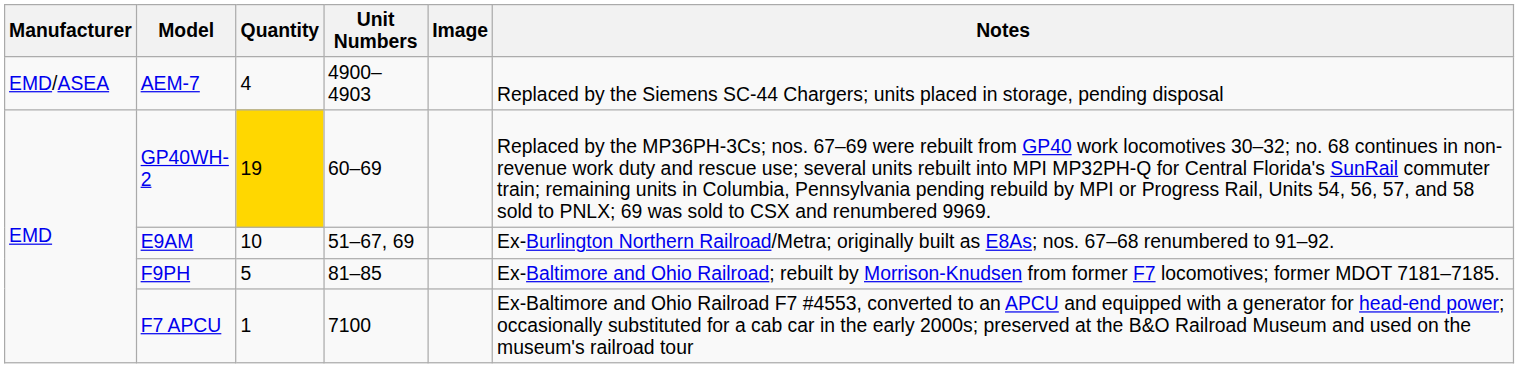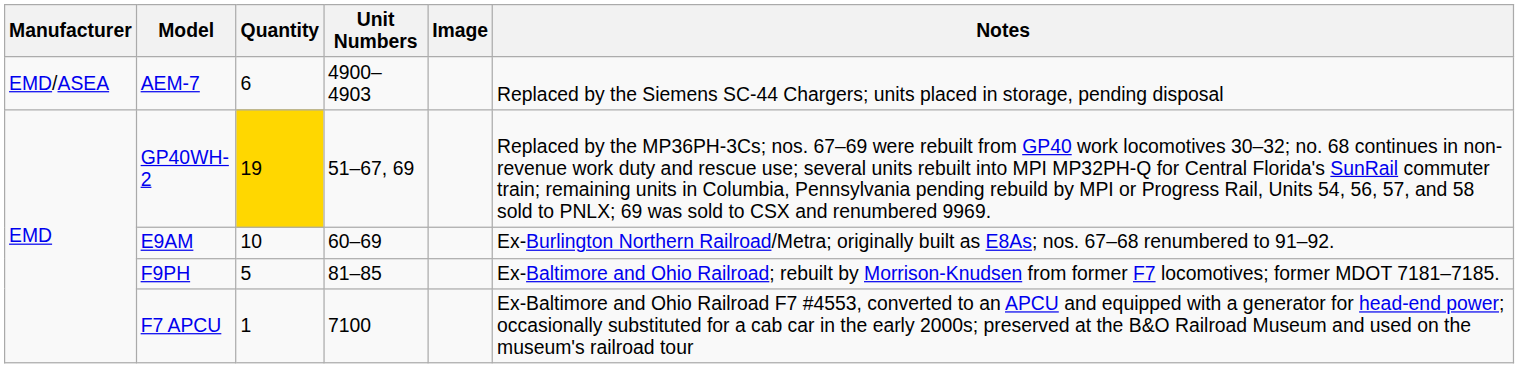(246, 83) 4 -> (246, 83) 6
(355, 168) 60–69 -> (371, 168) 51–67, 69
(371, 242) 51–67, 69 -> (355, 242) 60–69
